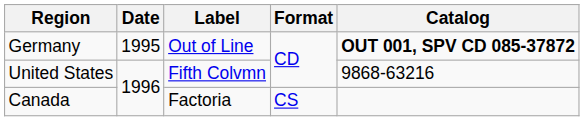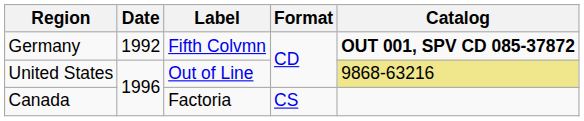(141, 45) 1995 -> (141, 45) 1992
(211, 45) Out of Line -> (217, 45) Fifth Colvmn
(217, 73) Fifth Colvmn -> (211, 73) Out of Line
(388, 73) no background -> (388, 73) khaki background
